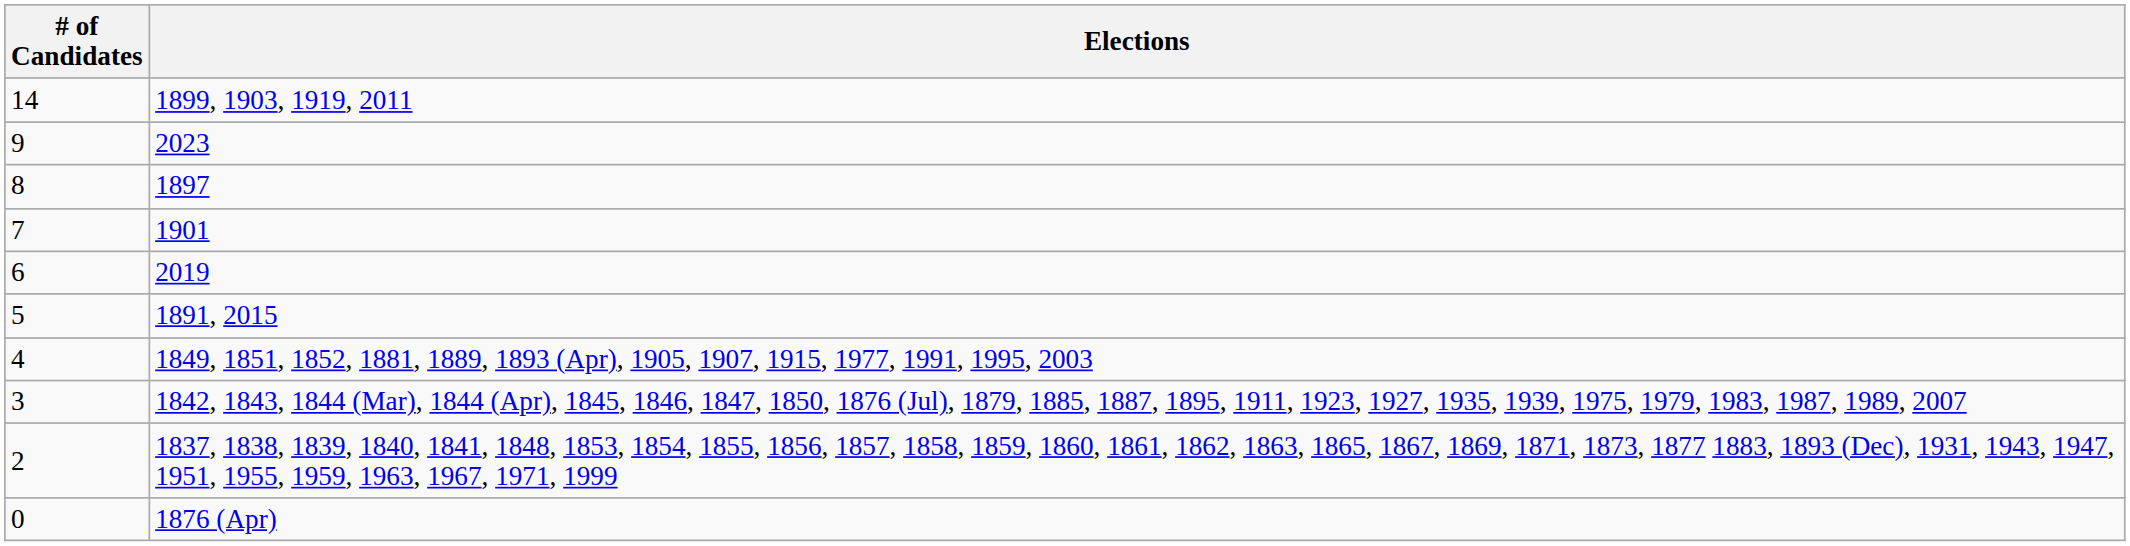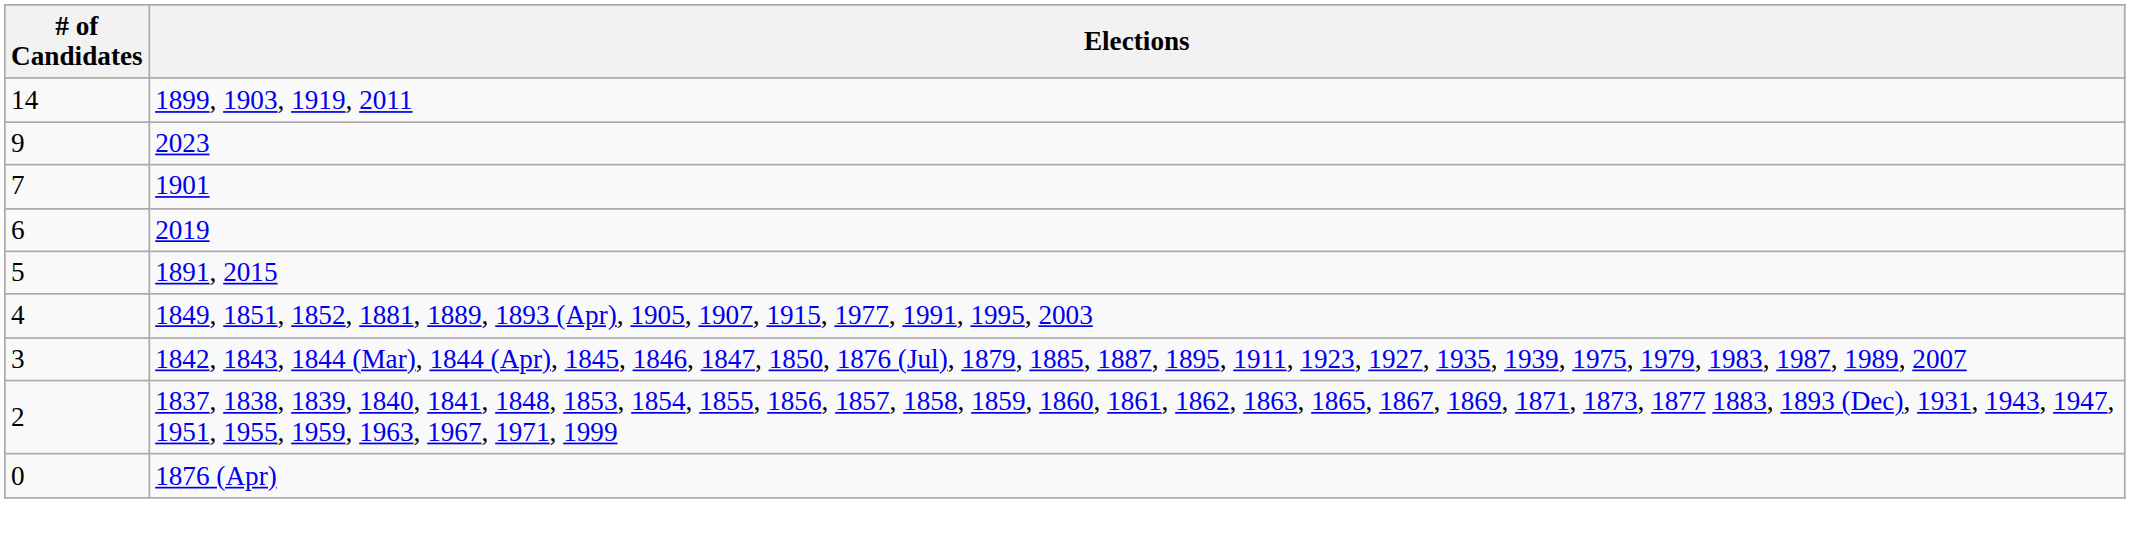- row: (18, 186)
